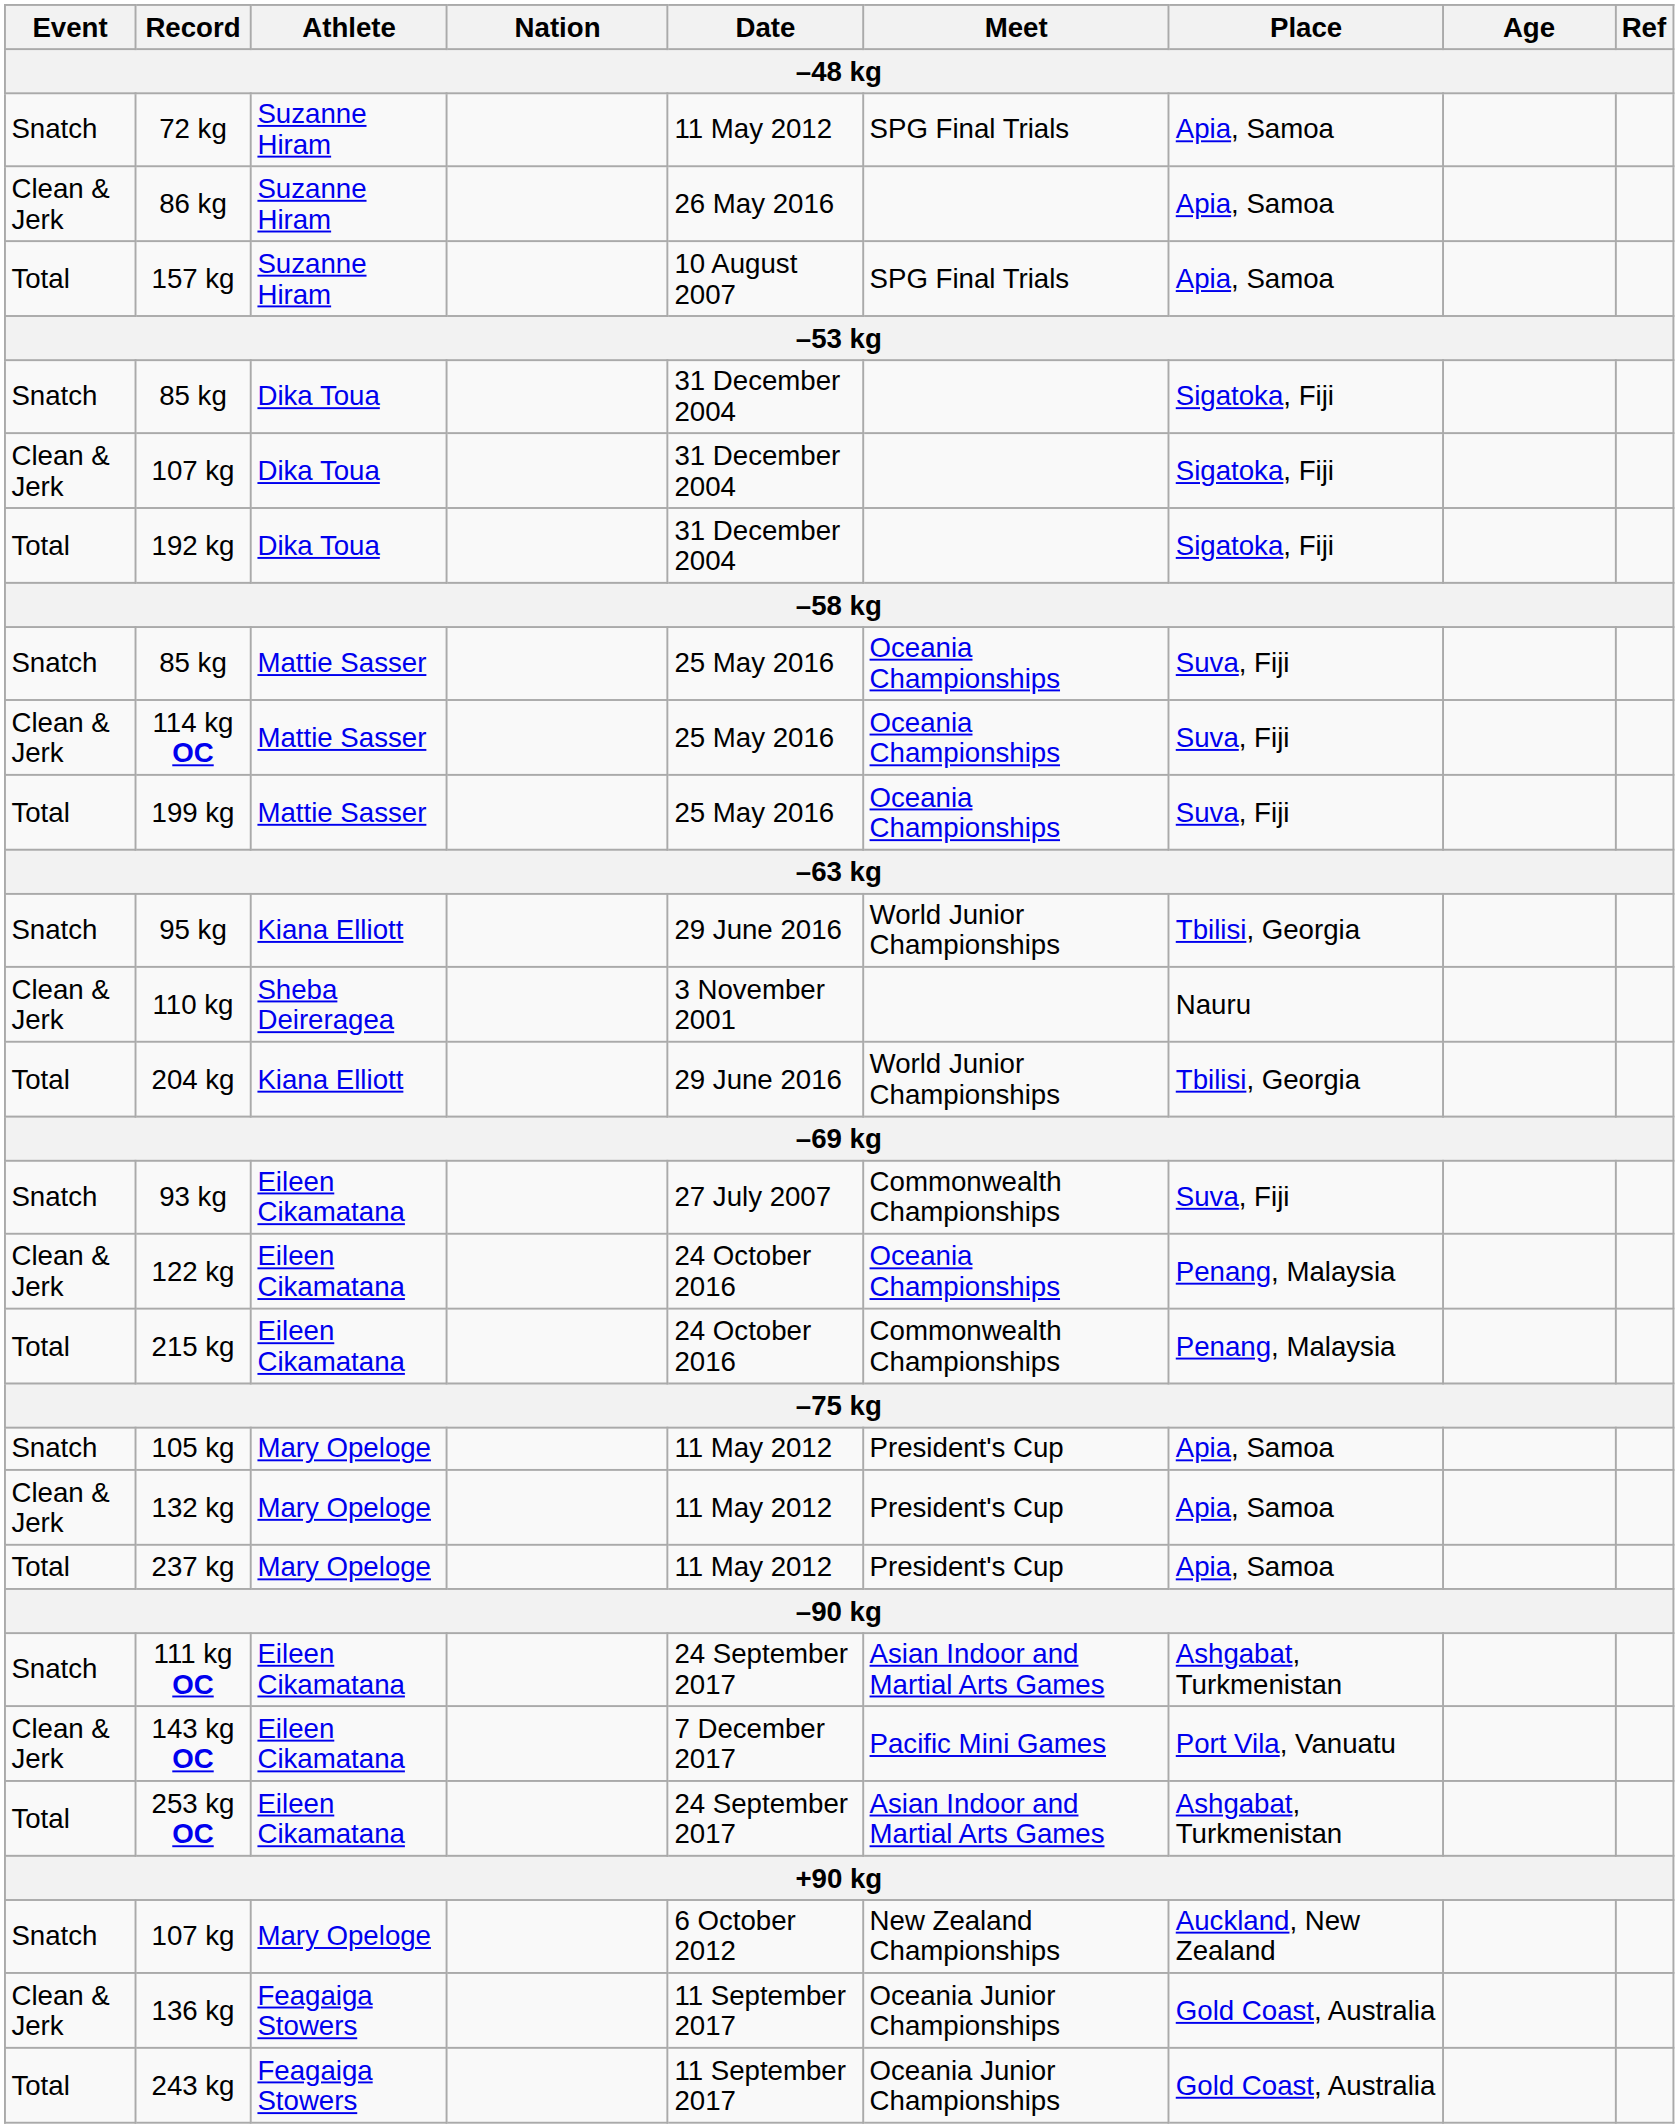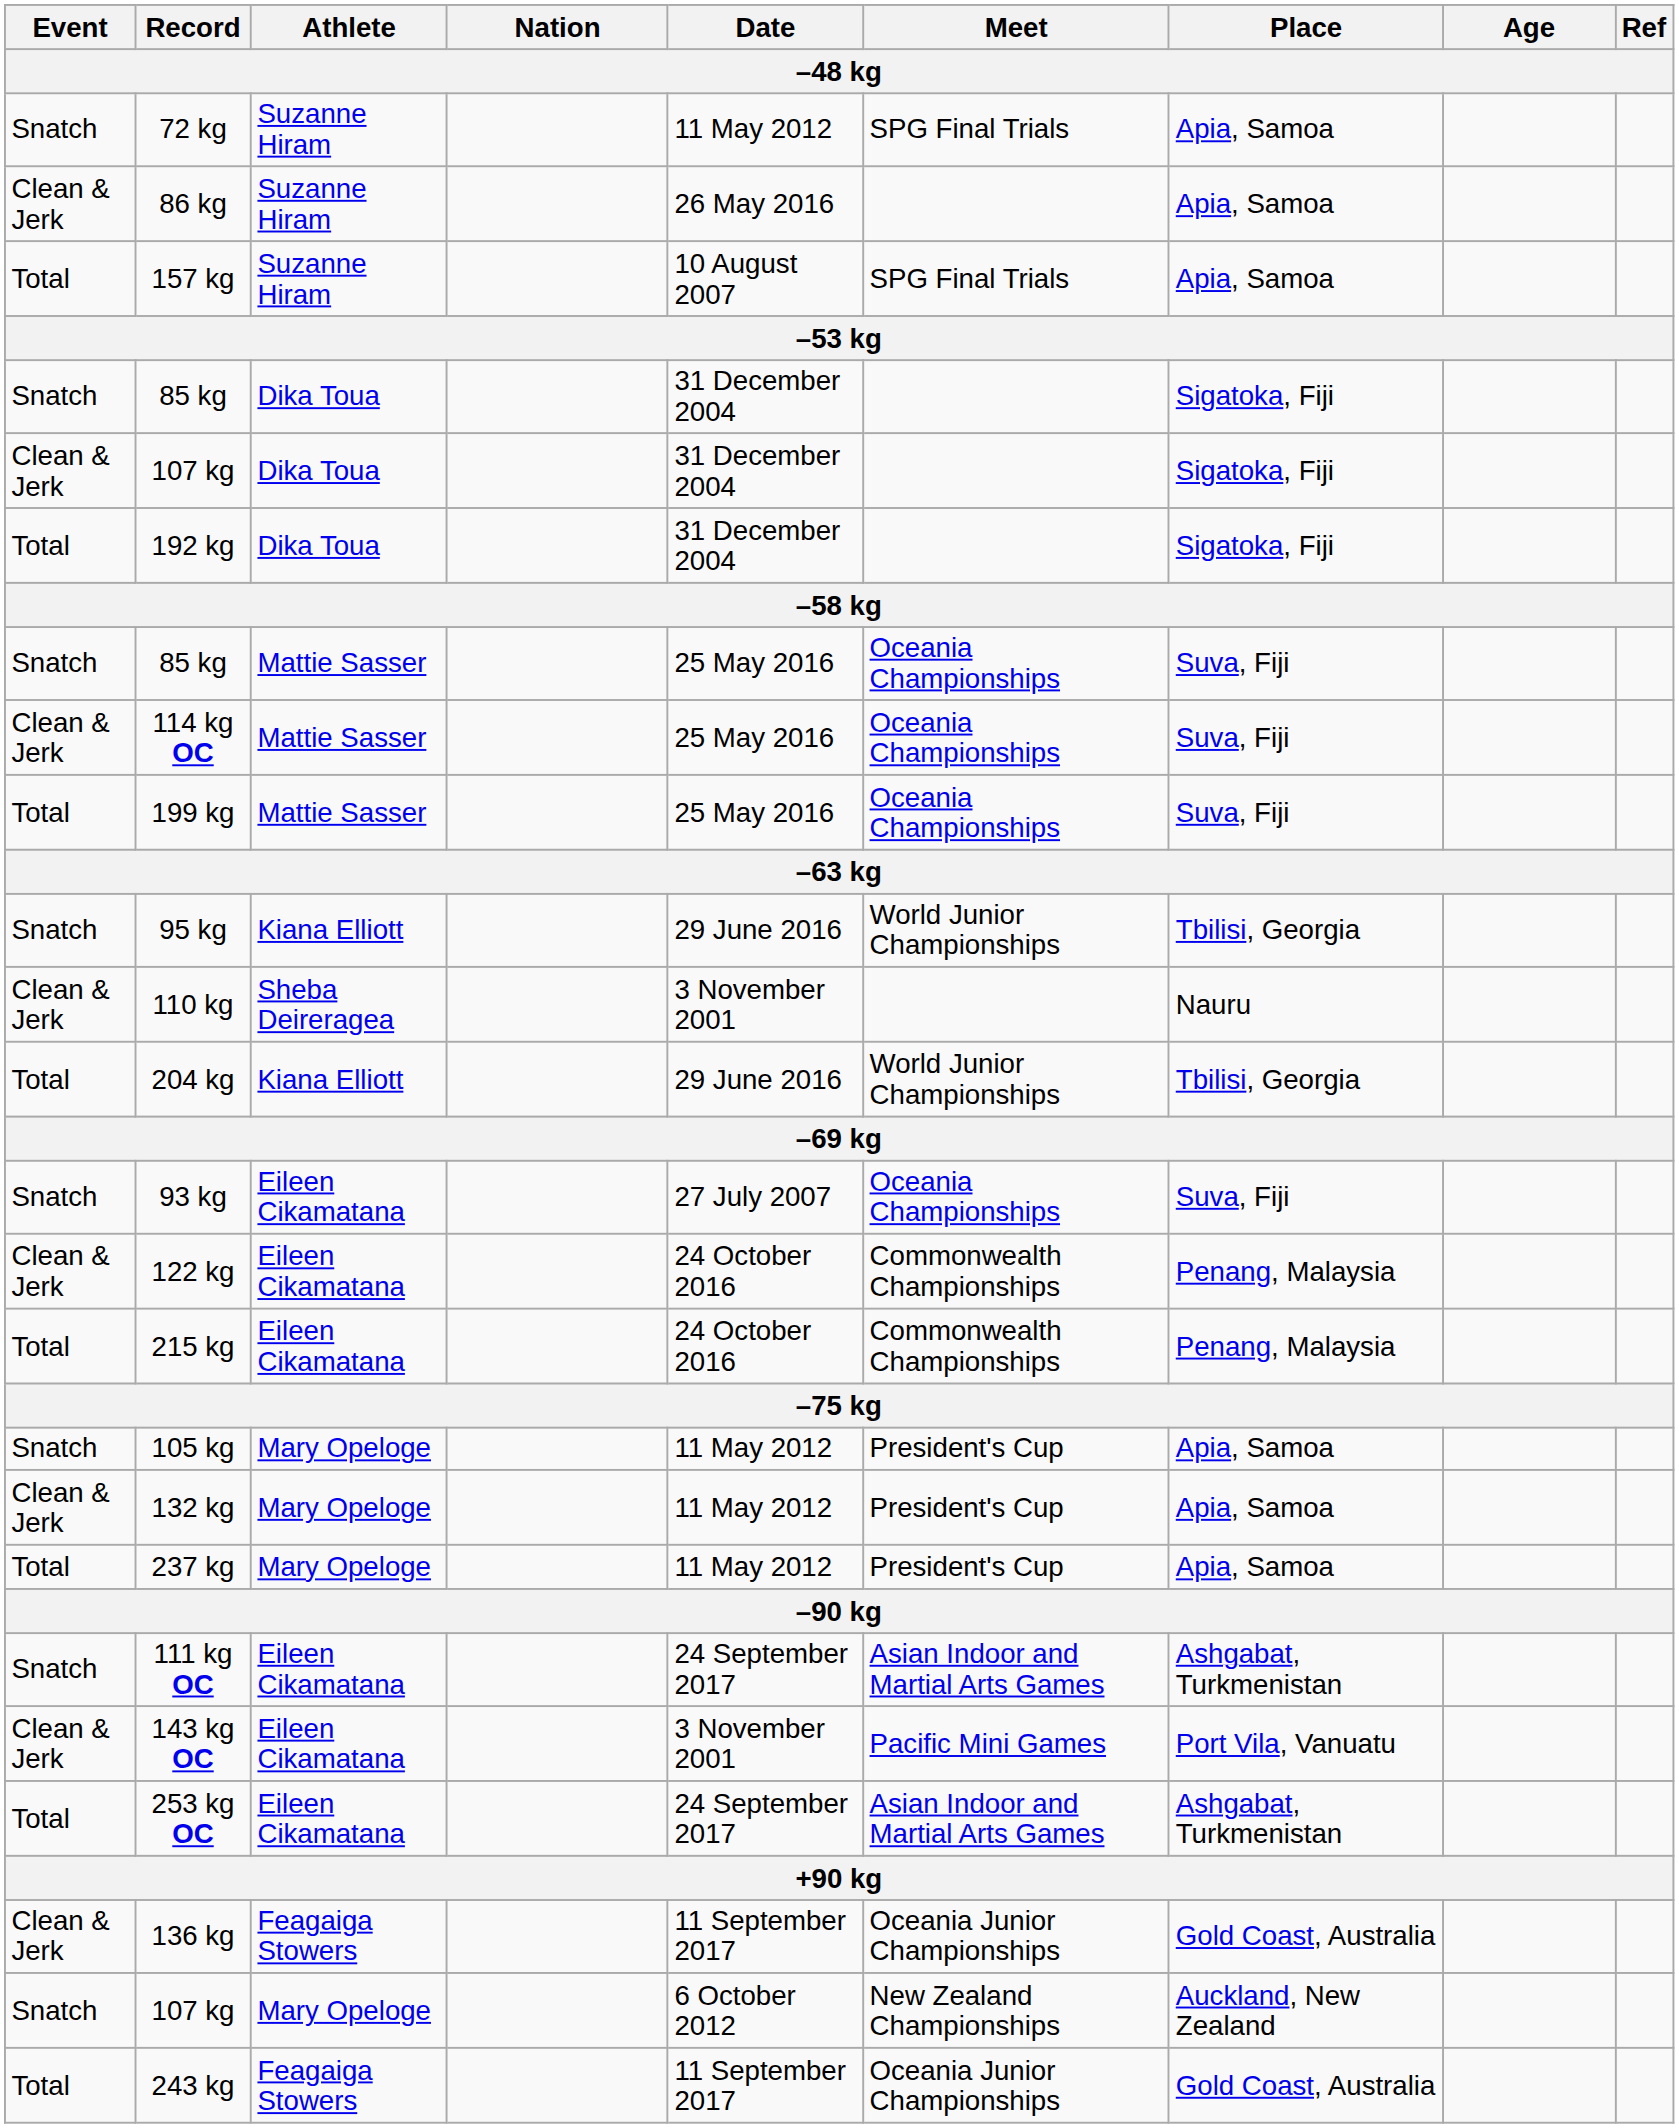(966, 1197) Commonwealth Championships -> (965, 1197) Oceania Championships
(965, 1272) Oceania Championships -> (966, 1272) Commonwealth Championships
(750, 1744) 7 December 2017 -> (750, 1744) 3 November 2001
rows swapped: (193, 1937) <-> (193, 2011)
